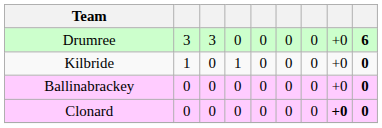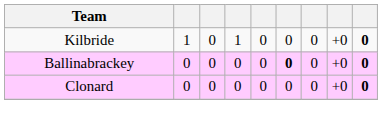- row: (89, 39)
(289, 87) normal -> (289, 63) bold
(340, 110) bold -> (340, 87) normal
